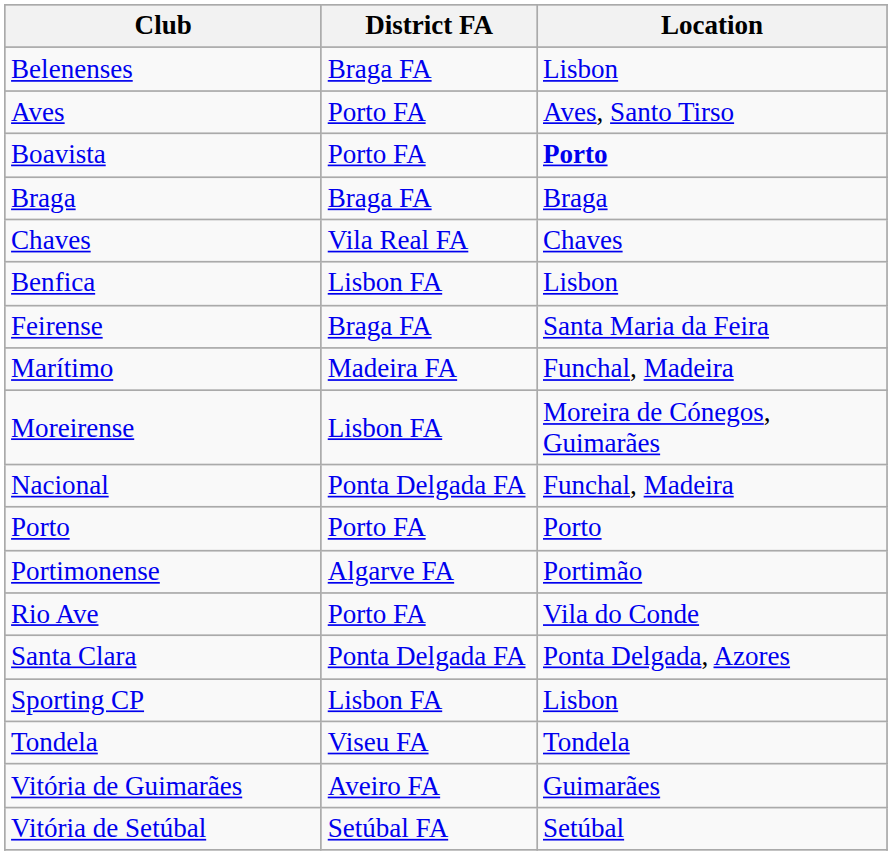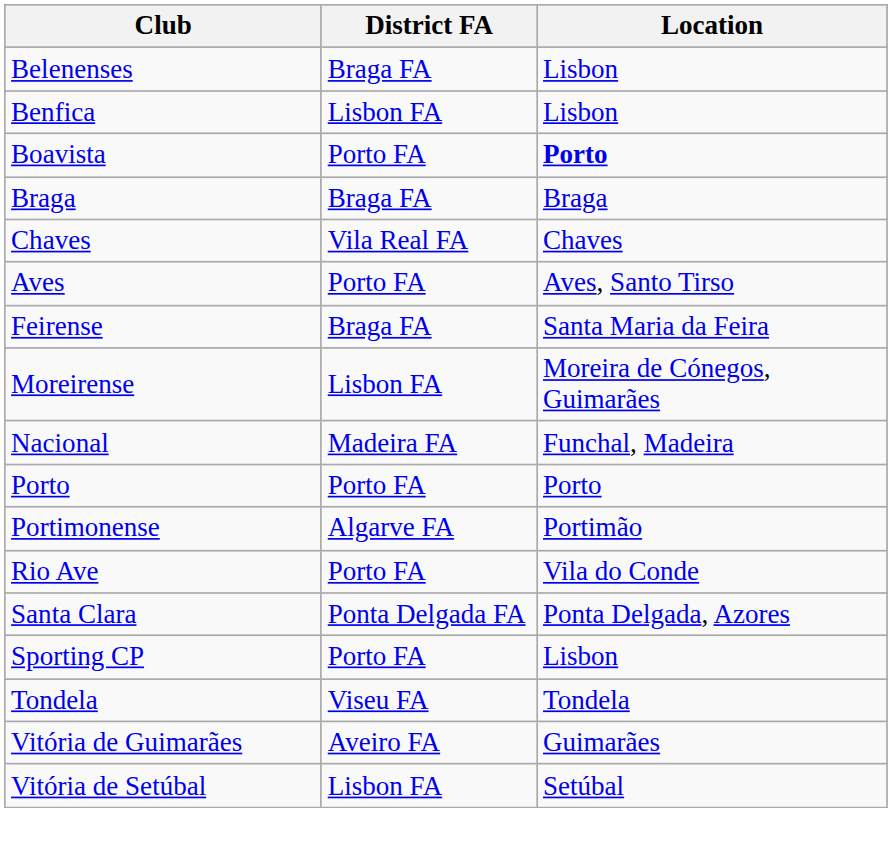rows swapped: (53, 283) <-> (38, 111)
- row: (62, 369)
(427, 485) Ponta Delgada FA -> (392, 442) Madeira FA
(385, 699) Lisbon FA -> (377, 656) Porto FA
(388, 828) Setúbal FA -> (385, 785) Lisbon FA
